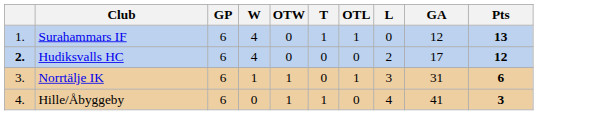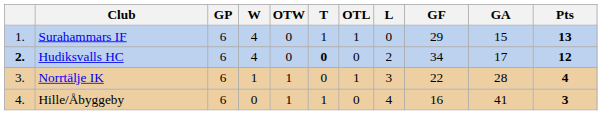+ column: (437, 15)
(437, 36) 12 -> (501, 36) 15
(324, 57) normal -> (324, 57) bold
(437, 78) 31 -> (501, 78) 28
(501, 78) 6 -> (565, 78) 4
